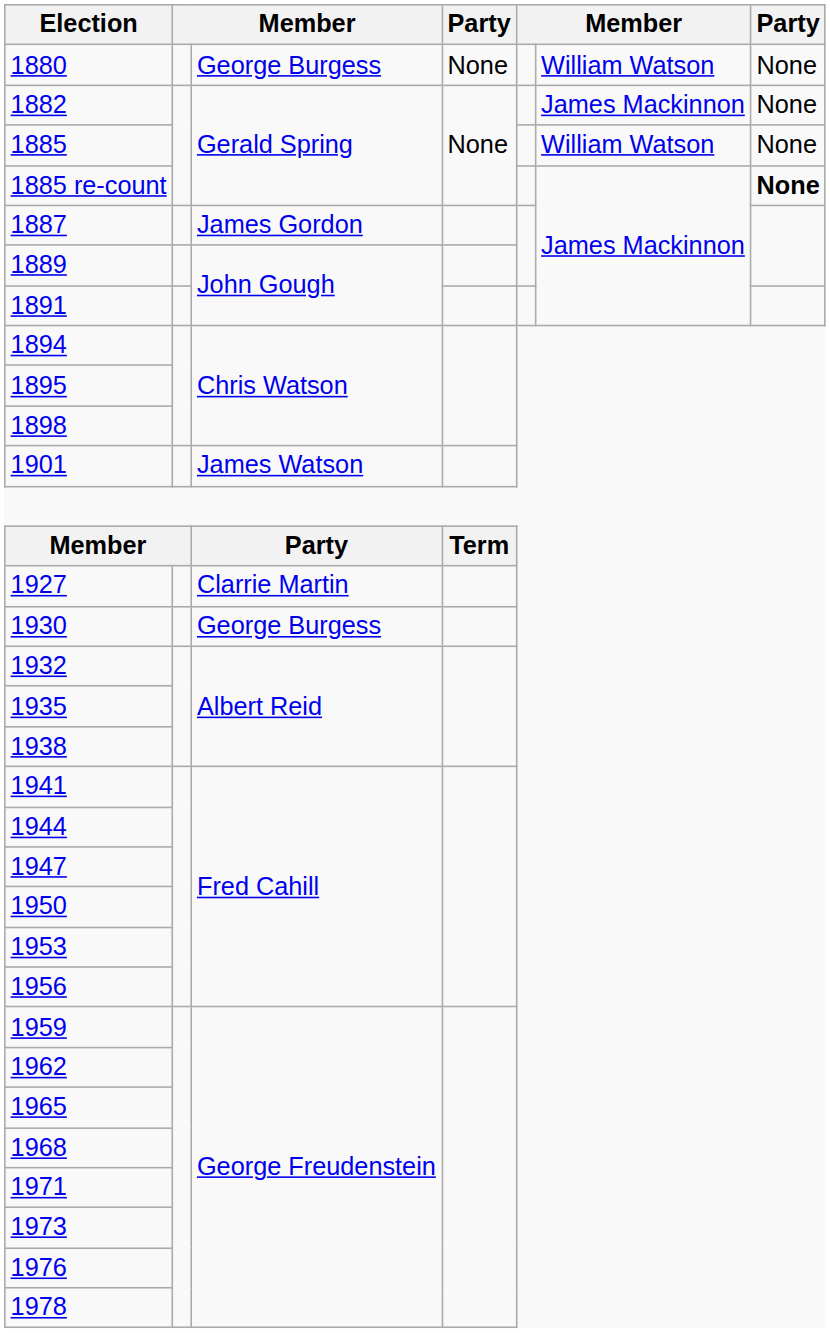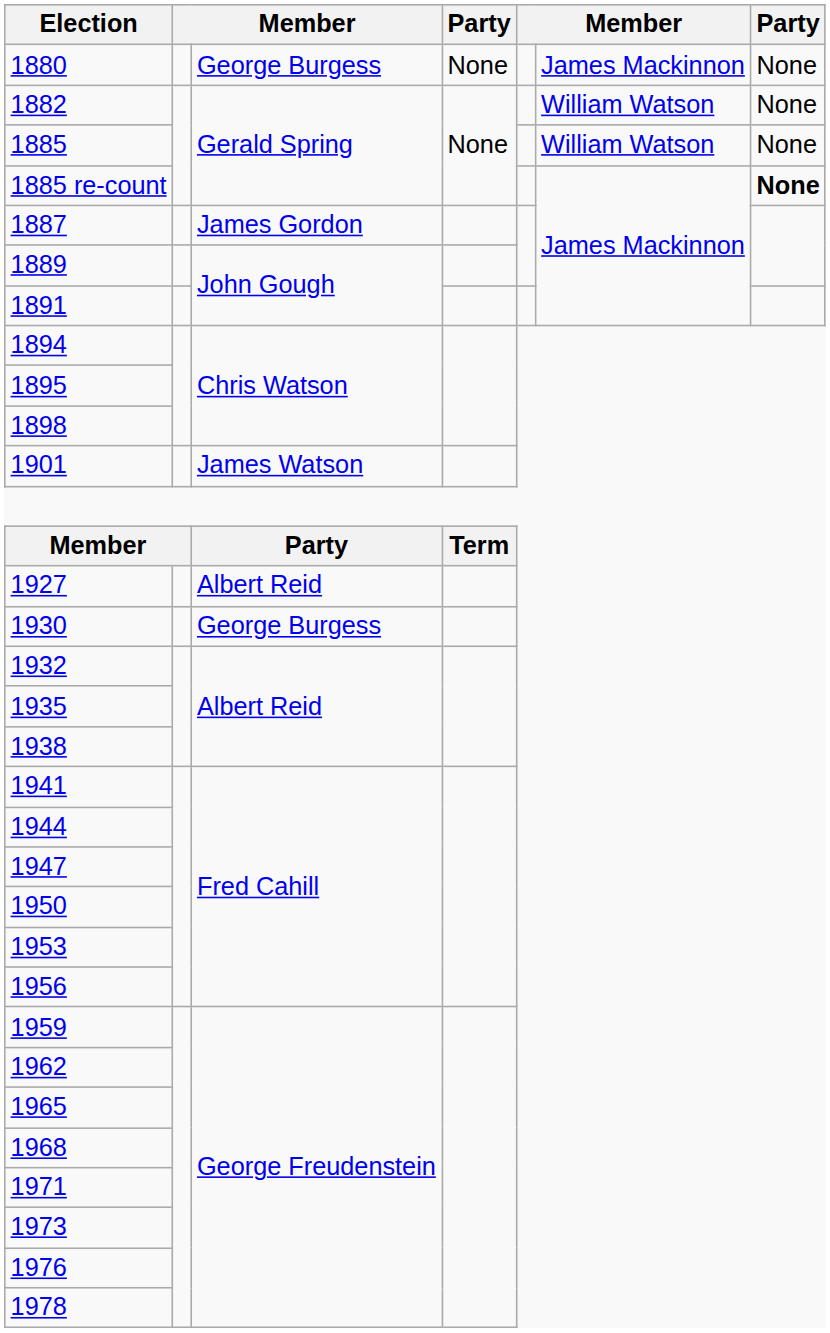(628, 64) William Watson -> (643, 64) James Mackinnon
(643, 104) James Mackinnon -> (628, 104) William Watson
(273, 585) Clarrie Martin -> (259, 585) Albert Reid
